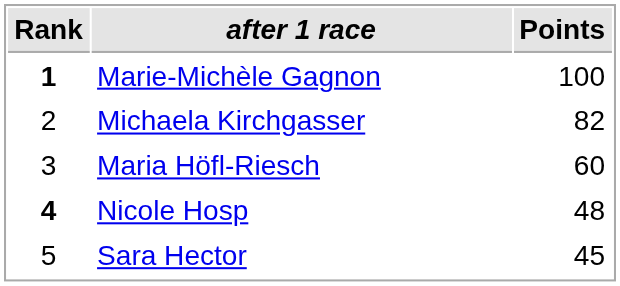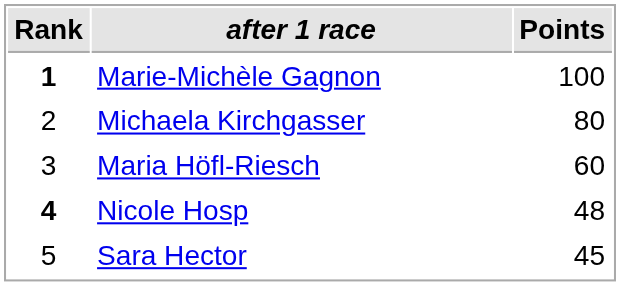(589, 121) 82 -> (589, 121) 80
